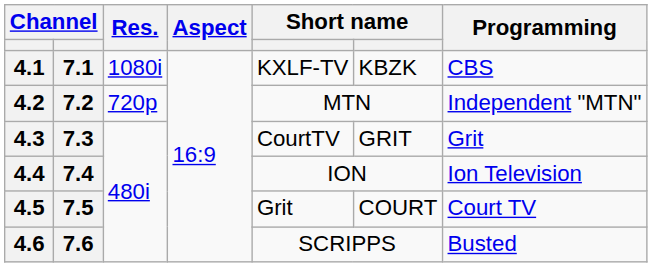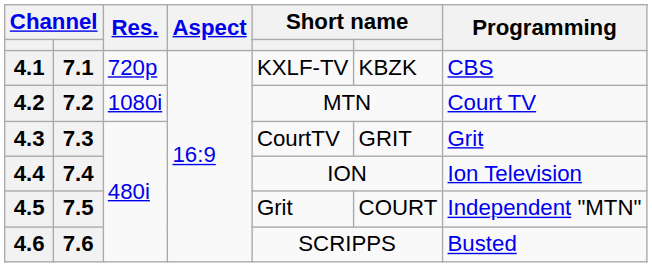(135, 67) 1080i -> (133, 67) 720p
(133, 102) 720p -> (135, 102) 1080i
(544, 102) Independent "MTN" -> (492, 102) Court TV
(492, 208) Court TV -> (544, 208) Independent "MTN"
